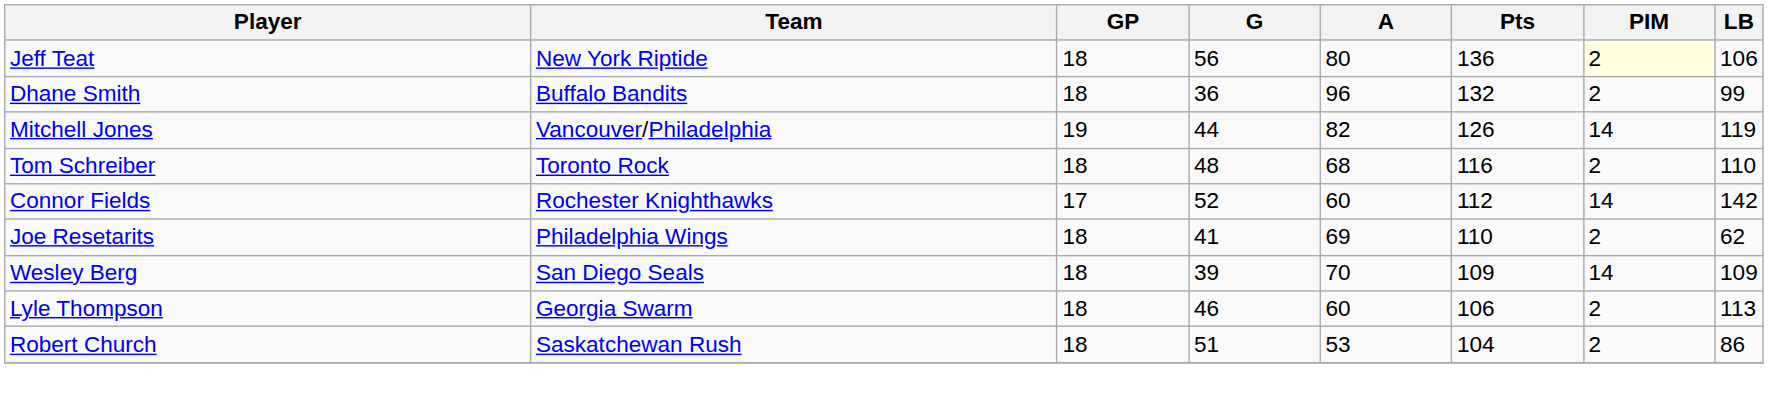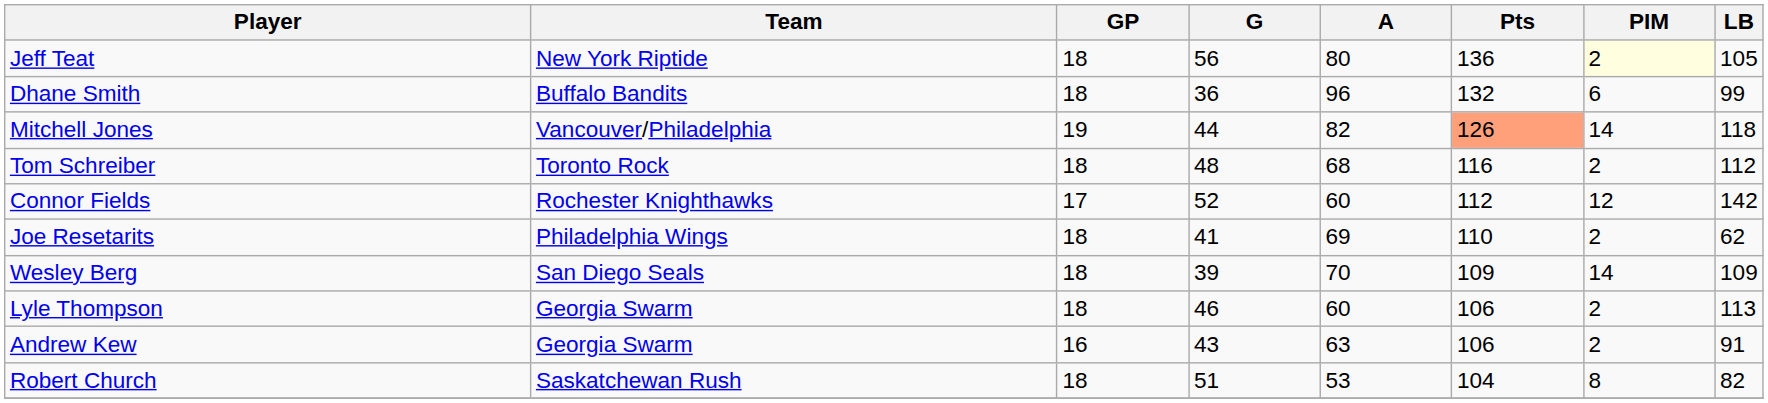(1739, 58) 106 -> (1739, 58) 105
(1595, 93) 2 -> (1595, 93) 6
(1476, 129) no background -> (1476, 129) lightsalmon background
(1738, 129) 119 -> (1738, 129) 118
(1738, 165) 110 -> (1738, 165) 112
(1601, 201) 14 -> (1601, 201) 12
+ row: (73, 344)
(1595, 344) 2 -> (1595, 380) 8
(1733, 344) 86 -> (1733, 380) 82
